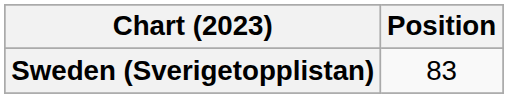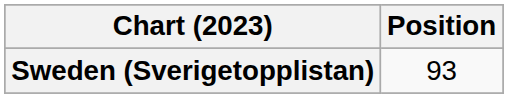(442, 70) 83 -> (442, 70) 93
